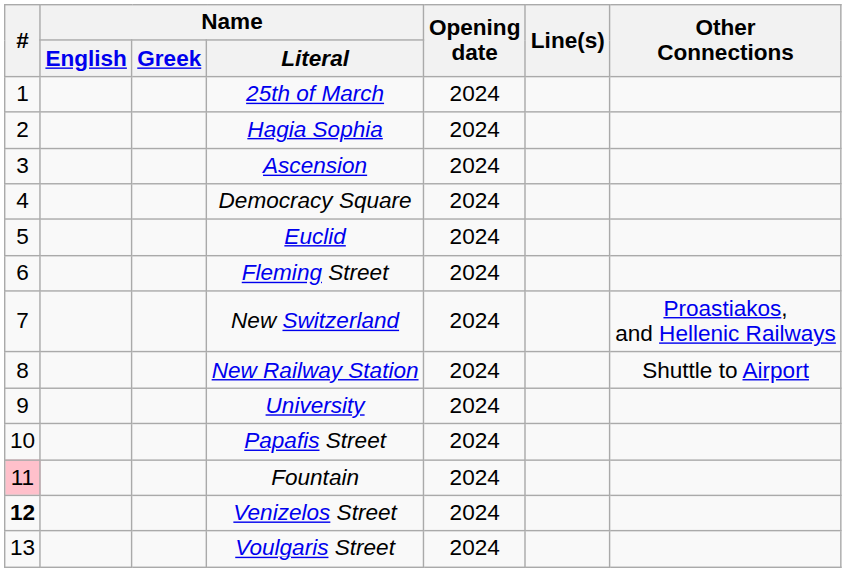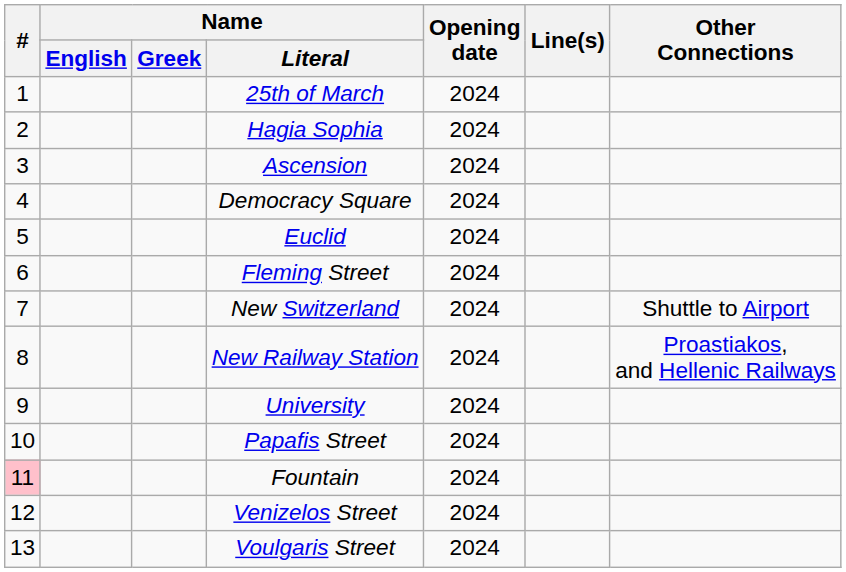(726, 321) Proastiakos, and Hellenic Railways -> (726, 308) Shuttle to Airport
(726, 369) Shuttle to Airport -> (726, 357) Proastiakos, and Hellenic Railways
(22, 512) bold -> (22, 512) normal
